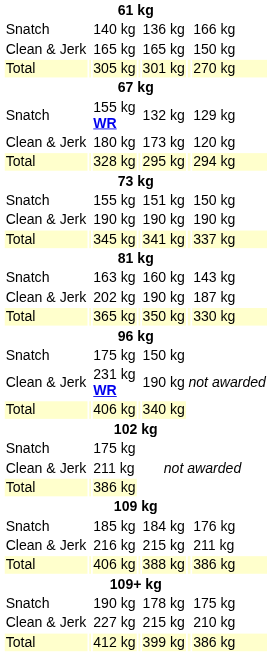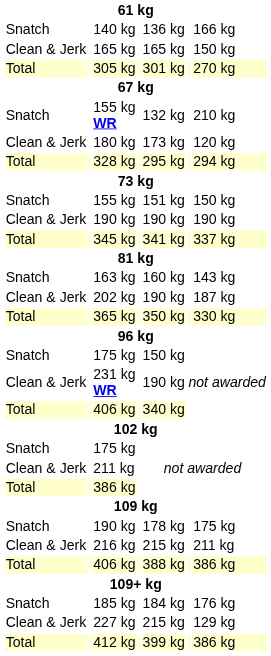(214, 115) 129 kg -> (214, 115) 210 kg
rows swapped: (28, 603) <-> (28, 526)
(214, 623) 210 kg -> (214, 623) 129 kg
